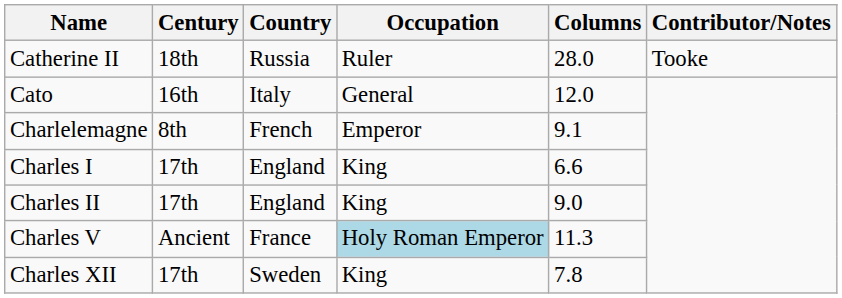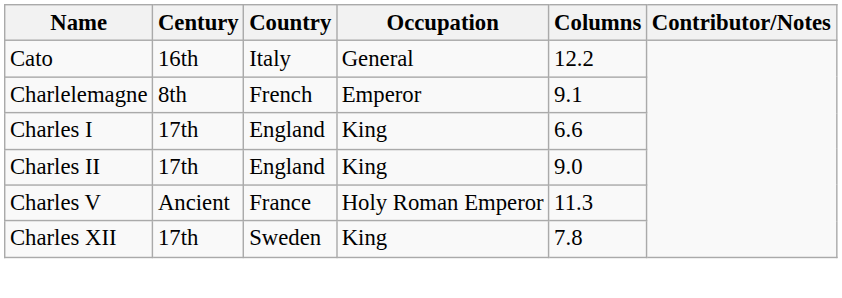- row: (65, 58)
(574, 94) 12.0 -> (574, 58) 12.2
(443, 238) lightblue background -> (443, 202) no background
